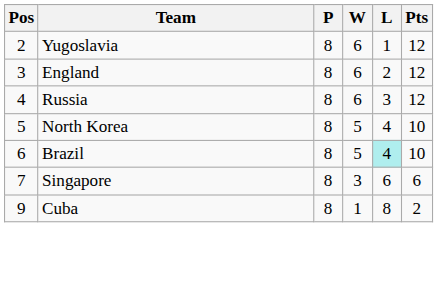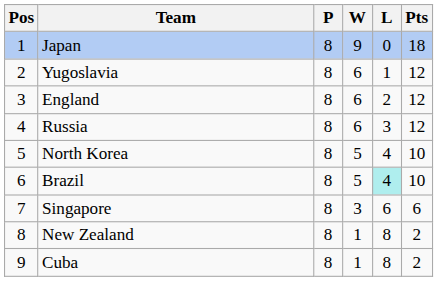+ row: (62, 45)
+ row: (88, 235)
